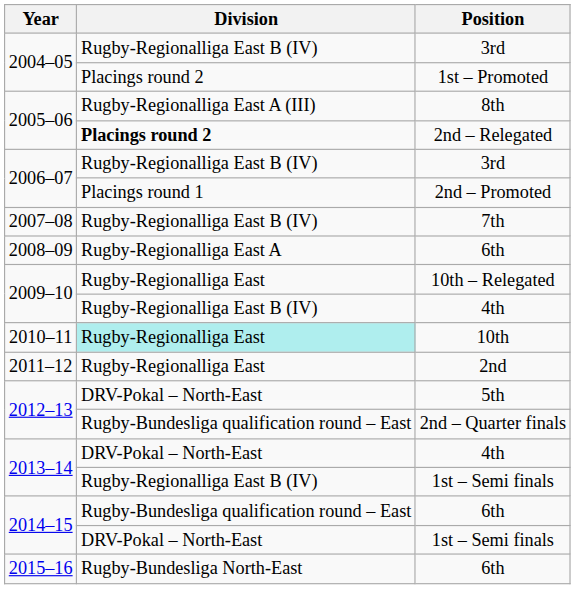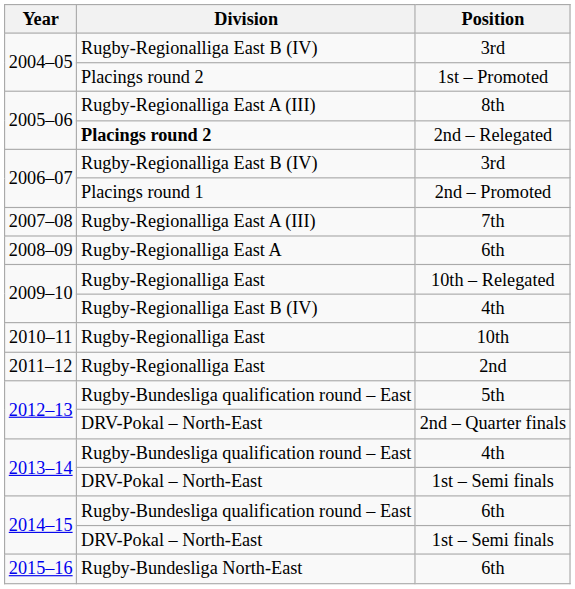(199, 221) Rugby-Regionalliga East B (IV) -> (198, 221) Rugby-Regionalliga East A (III)
(173, 337) paleturquoise background -> (173, 337) no background
(172, 395) DRV-Pokal – North-East -> (246, 395) Rugby-Bundesliga qualification round – East
(246, 423) Rugby-Bundesliga qualification round – East -> (172, 423) DRV-Pokal – North-East
(172, 452) DRV-Pokal – North-East -> (246, 452) Rugby-Bundesliga qualification round – East
(199, 481) Rugby-Regionalliga East B (IV) -> (172, 481) DRV-Pokal – North-East
